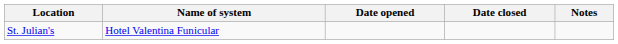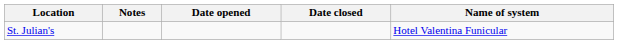columns swapped: (214, 13) <-> (584, 13)
